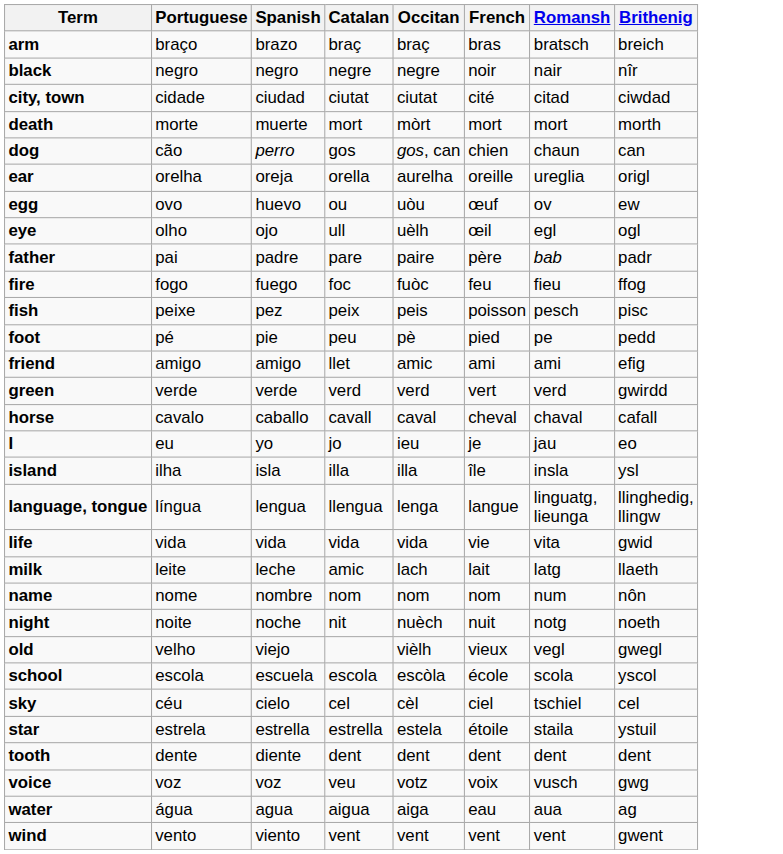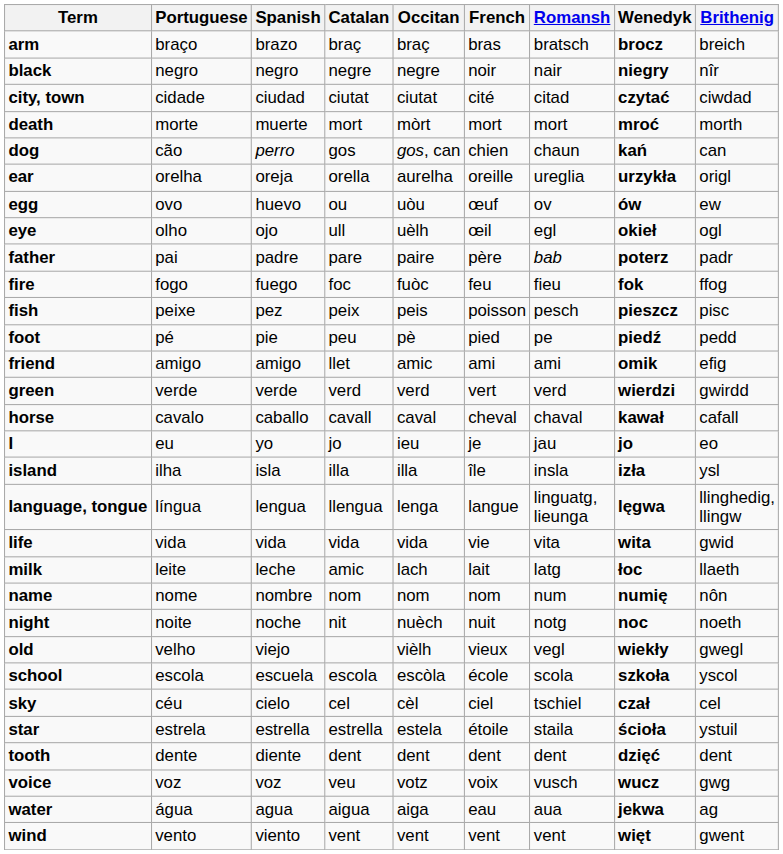+ column: (655, 17)
